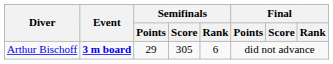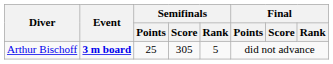(151, 50) 29 -> (151, 50) 25
(215, 50) 6 -> (215, 50) 5
